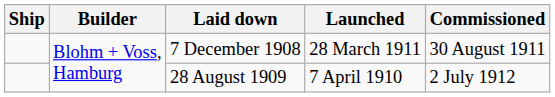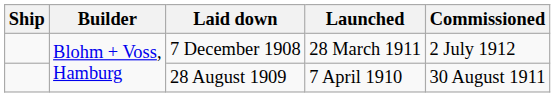(487, 48) 30 August 1911 -> (472, 48) 2 July 1912
(472, 77) 2 July 1912 -> (487, 77) 30 August 1911
